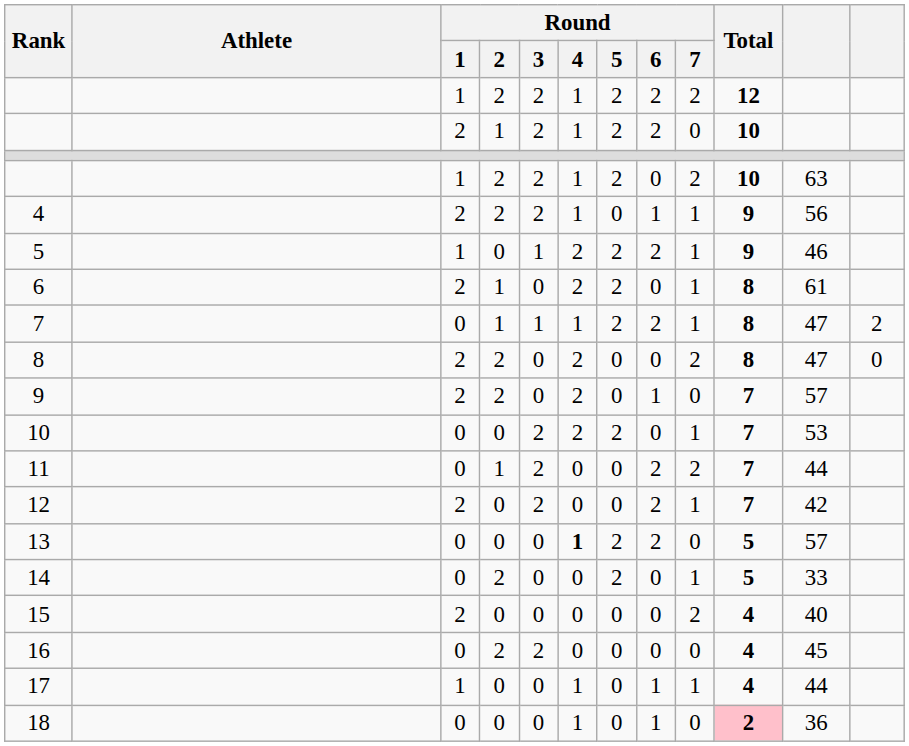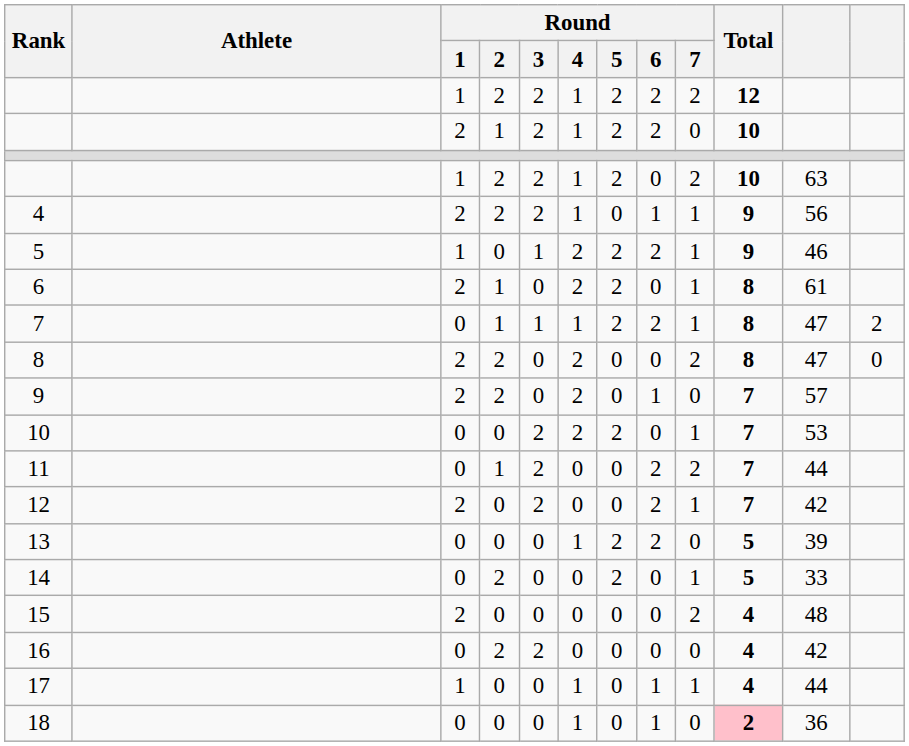(578, 541) bold -> (578, 541) normal
(816, 541) 57 -> (816, 541) 39
(816, 613) 40 -> (816, 613) 48
(816, 650) 45 -> (816, 650) 42
